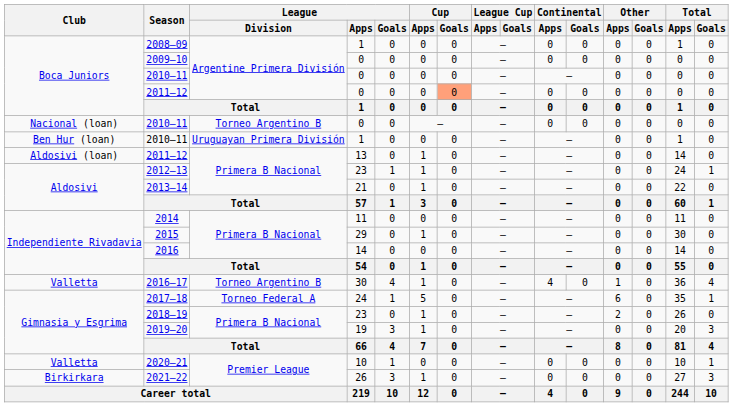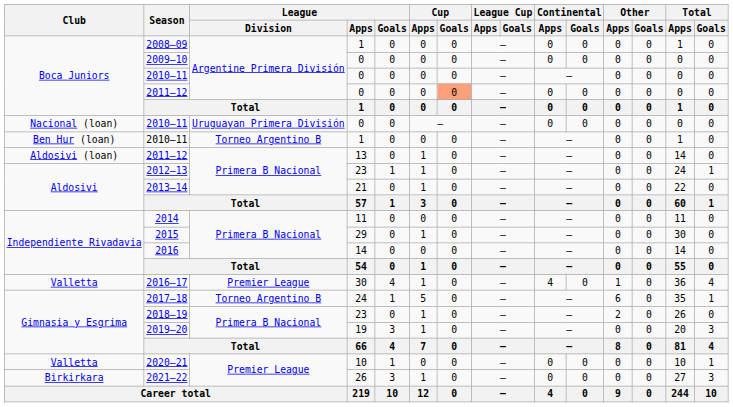(268, 124) Torneo Argentino B -> (268, 124) Uruguayan Primera División
(268, 139) Uruguayan Primera División -> (268, 139) Torneo Argentino B
(268, 282) Torneo Argentino B -> (268, 282) Premier League
(268, 298) Torneo Federal A -> (268, 298) Torneo Argentino B
